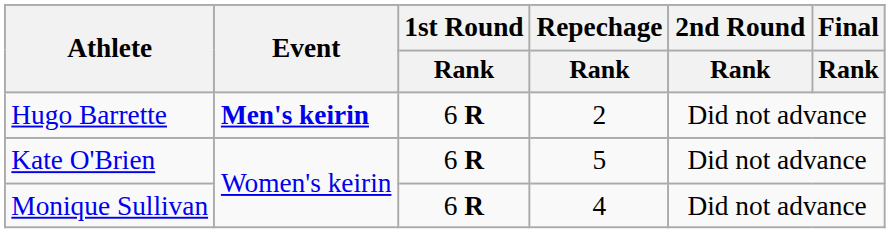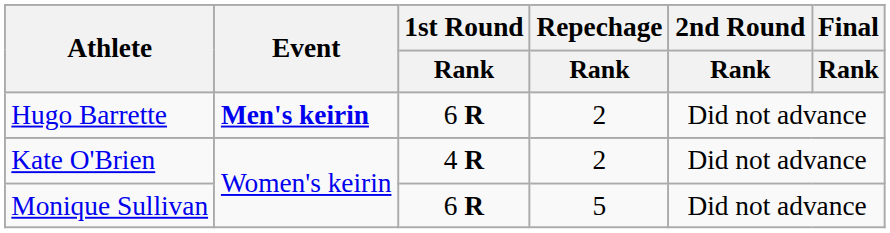(464, 160) 6 R -> (464, 160) 4 R
(599, 160) 5 -> (599, 160) 2
(599, 205) 4 -> (599, 205) 5
